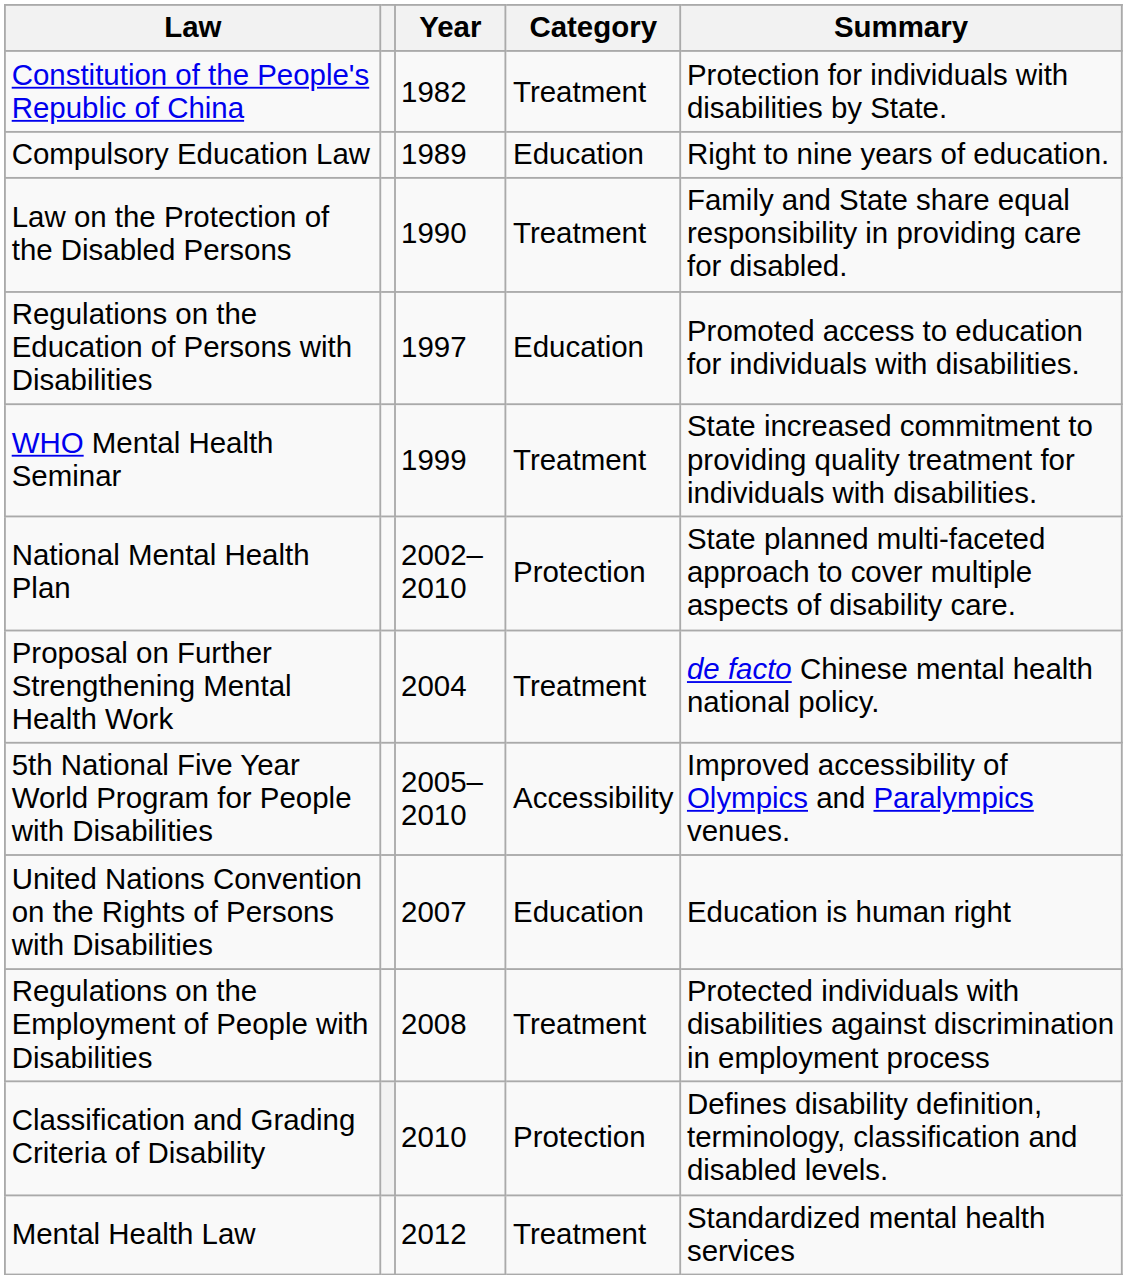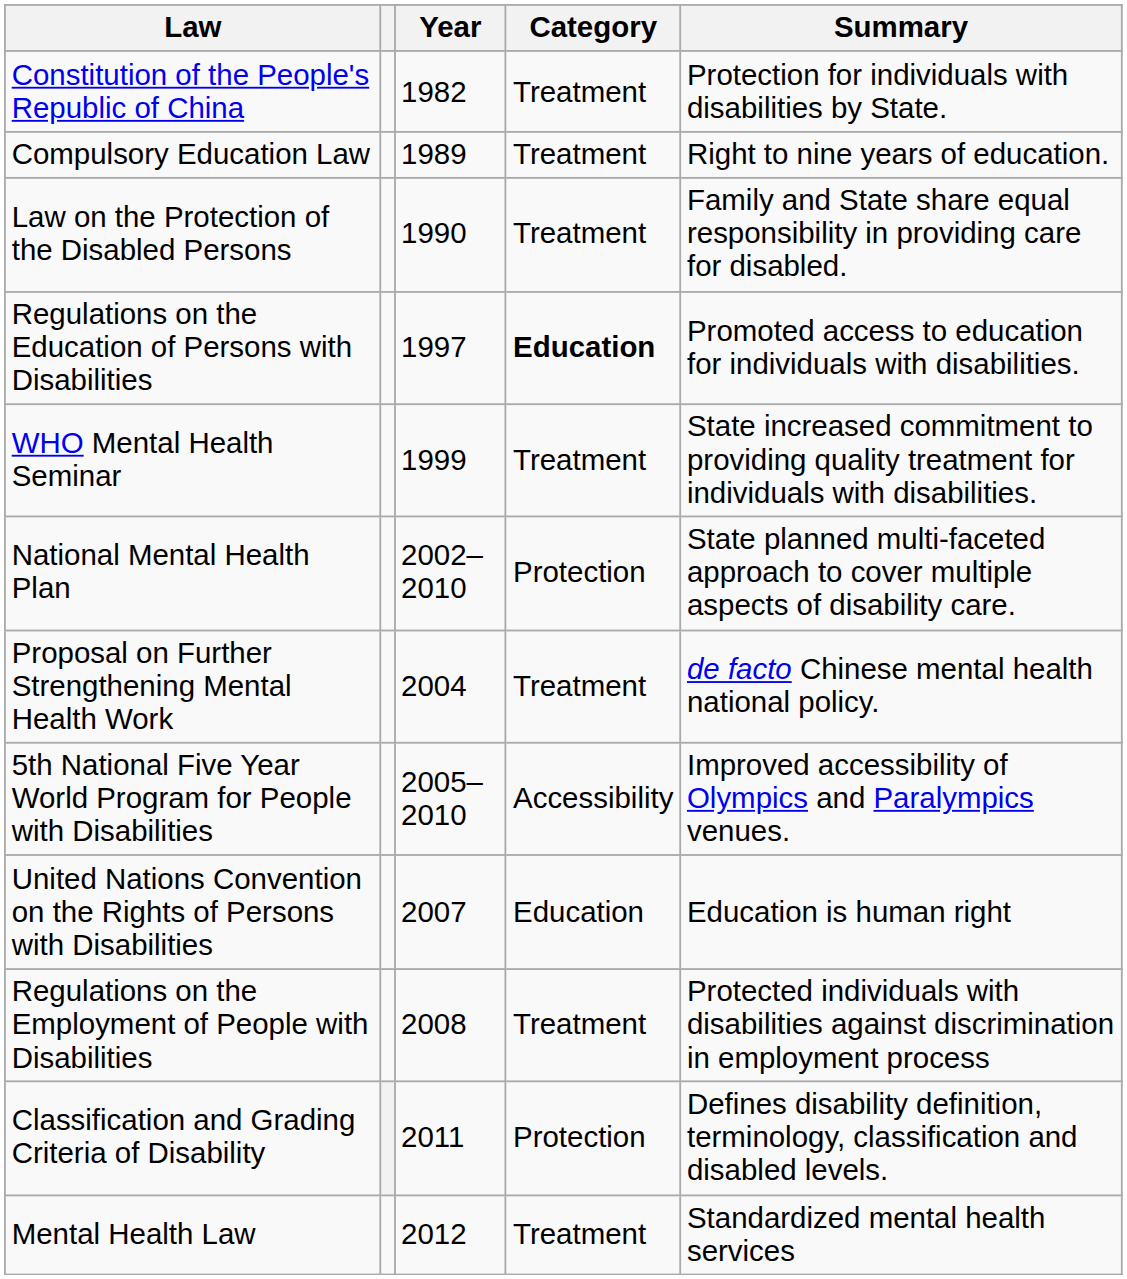(579, 154) Education -> (580, 154) Treatment
(579, 347) normal -> (584, 347) bold
(434, 1137) 2010 -> (433, 1137) 2011
